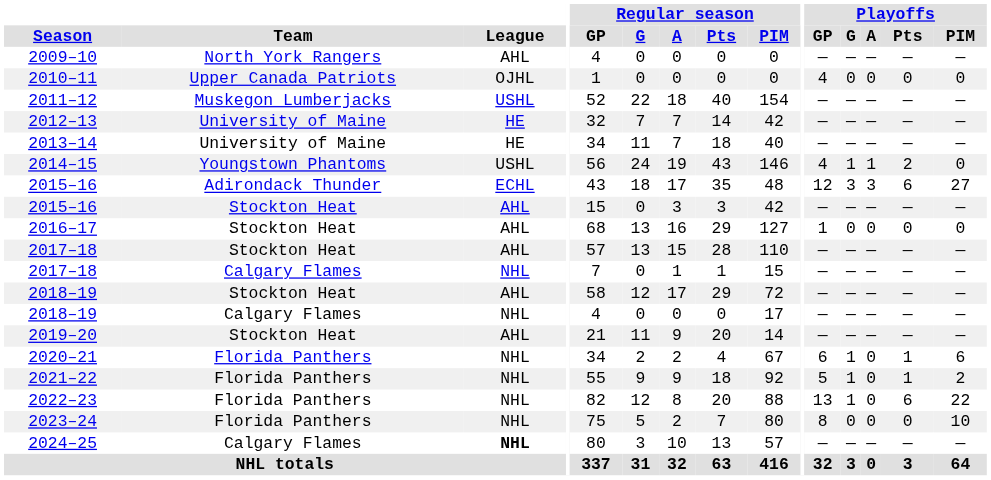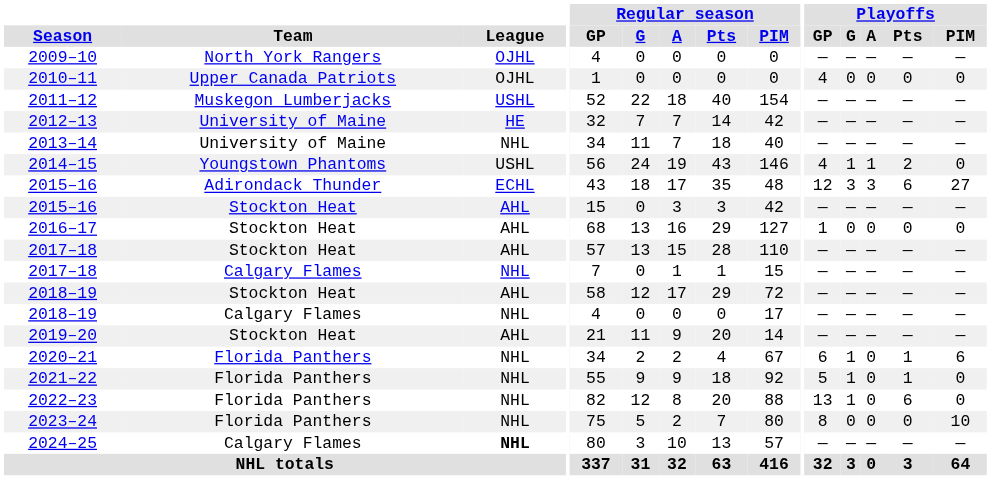(515, 58) AHL -> (515, 58) OJHL
(515, 143) HE -> (515, 143) NHL
(960, 379) 2 -> (960, 379) 0
(960, 400) 22 -> (960, 400) 0
